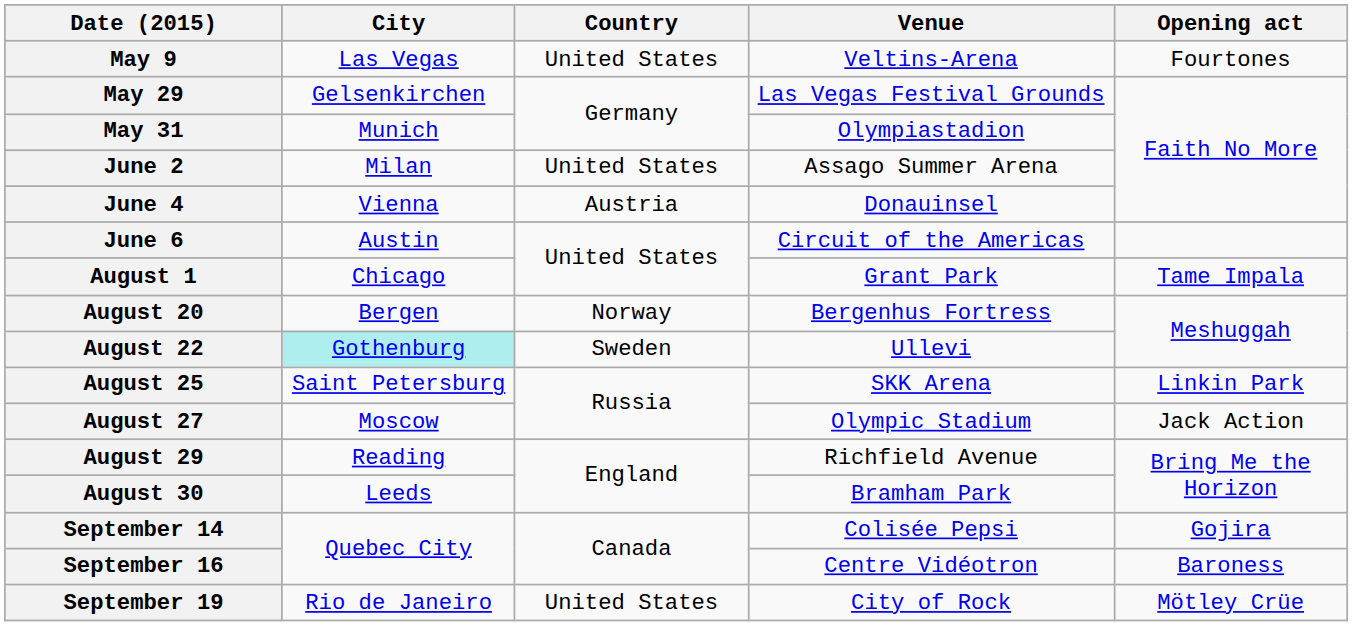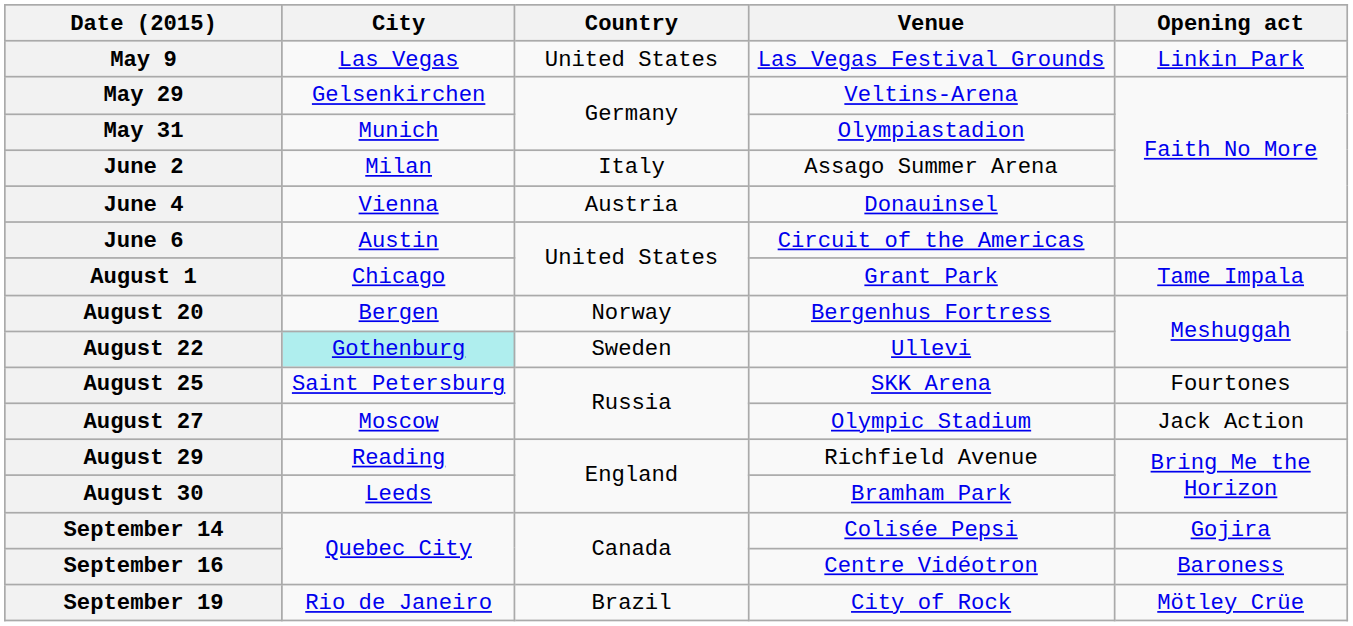(931, 59) Veltins-Arena -> (931, 59) Las Vegas Festival Grounds
(1231, 59) Fourtones -> (1231, 59) Linkin Park
(931, 95) Las Vegas Festival Grounds -> (931, 95) Veltins-Arena
(632, 168) United States -> (632, 168) Italy
(1231, 385) Linkin Park -> (1231, 385) Fourtones
(632, 603) United States -> (632, 603) Brazil
